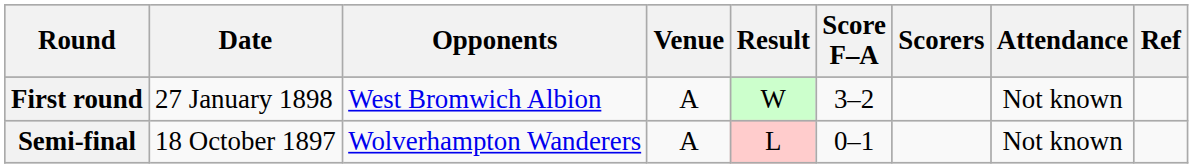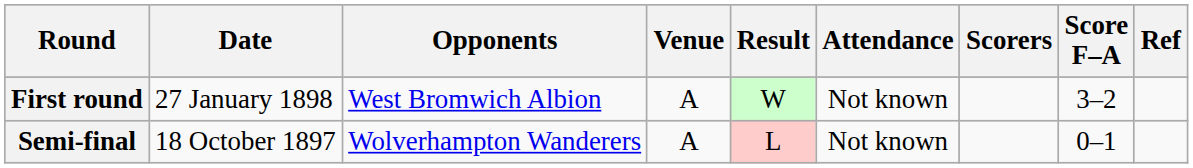columns swapped: (854, 40) <-> (1063, 40)
